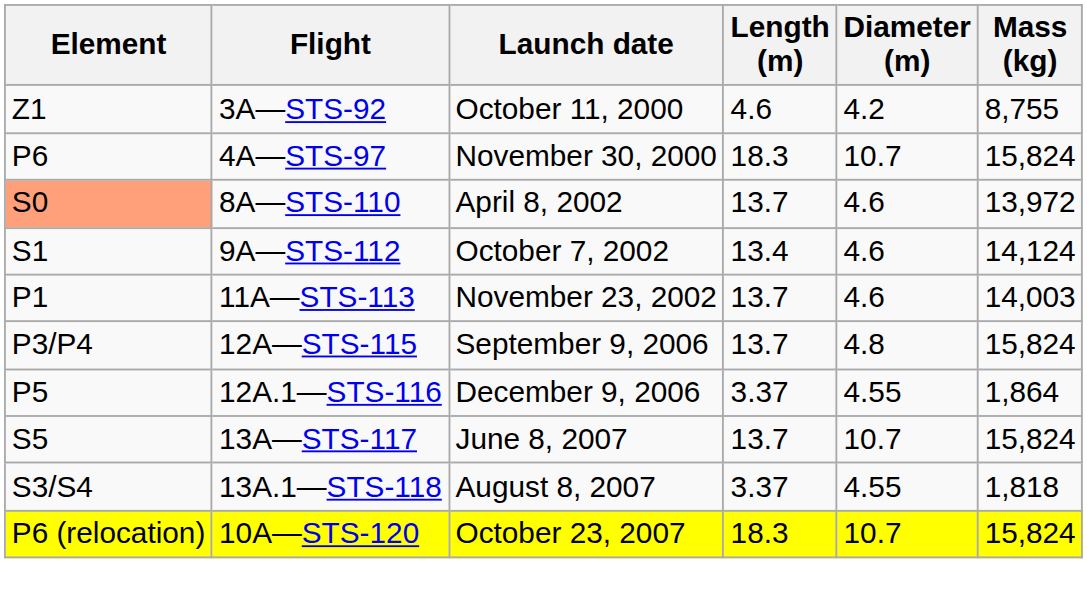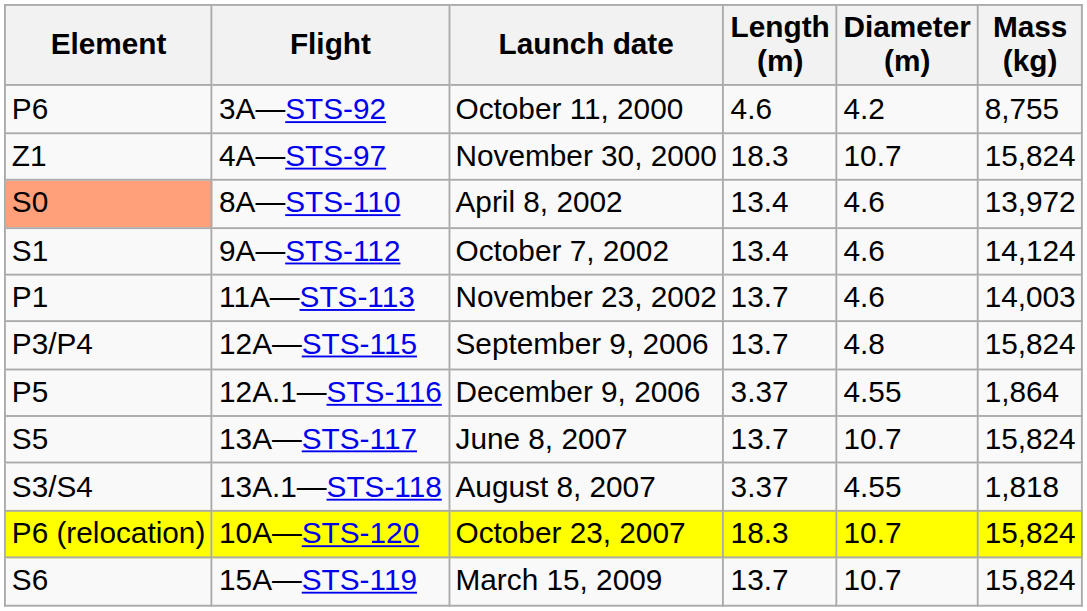(29, 108) Z1 -> (30, 108) P6
(30, 155) P6 -> (29, 155) Z1
(760, 203) 13.7 -> (760, 203) 13.4
+ row: (318, 580)
